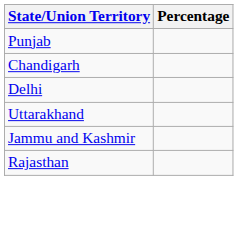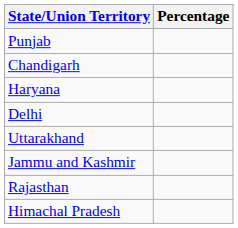+ row: (34, 89)
+ row: (64, 211)
